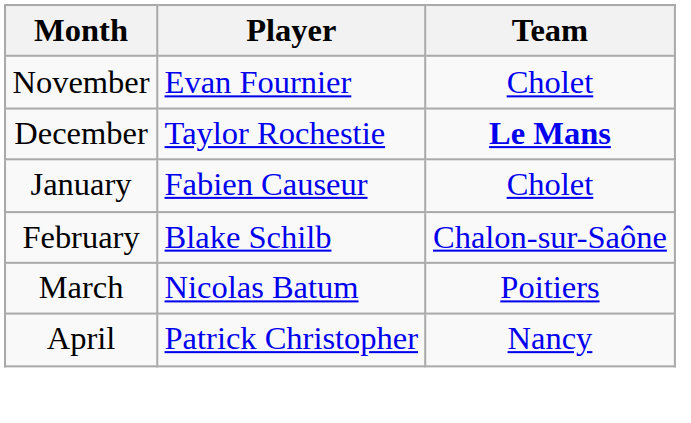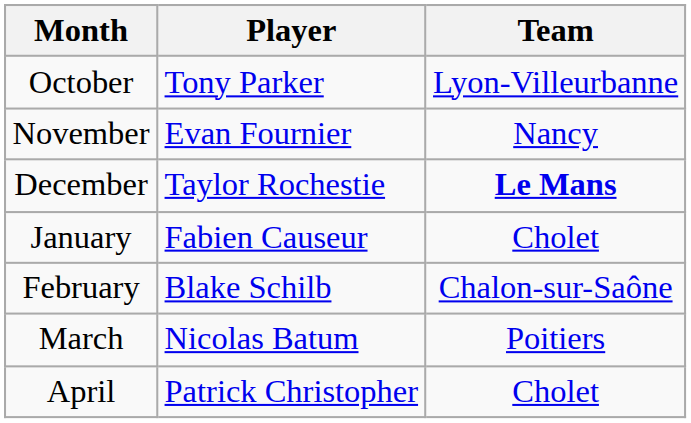+ row: (81, 81)
(550, 81) Cholet -> (556, 133) Nancy
(550, 339) Nancy -> (556, 390) Cholet
